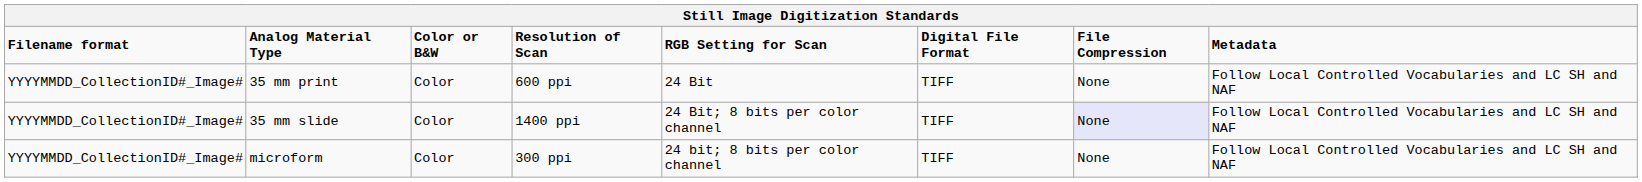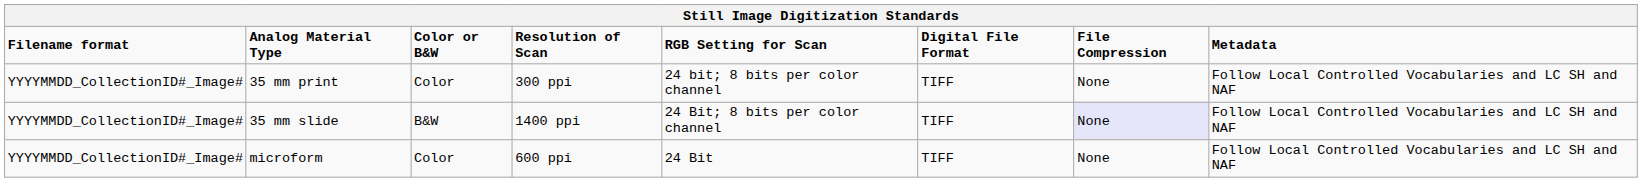(544, 83) 600 ppi -> (544, 83) 300 ppi
(689, 83) 24 Bit -> (762, 83) 24 bit; 8 bits per color channel
(434, 121) Color -> (426, 121) B&W
(544, 158) 300 ppi -> (544, 158) 600 ppi
(762, 158) 24 bit; 8 bits per color channel -> (689, 158) 24 Bit
